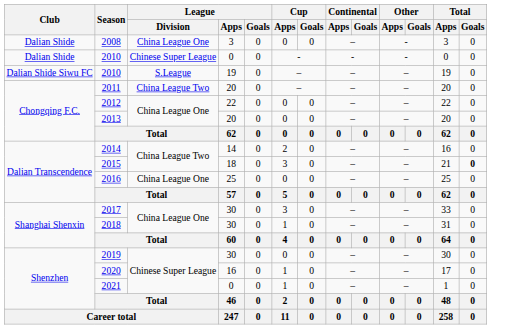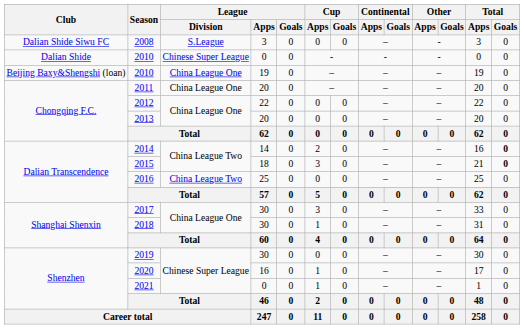(50, 42) Dalian Shide -> (66, 42) Dalian Shide Siwu FC
(173, 42) China League One -> (206, 42) S.League
(50, 73) Dalian Shide Siwu FC -> (66, 73) Beijing Baxy&Shengshi (loan)
(173, 73) S.League -> (206, 73) China League One
(173, 88) China League Two -> (206, 88) China League One
(473, 149) normal -> (506, 149) bold
(173, 179) China League One -> (206, 179) China League Two
